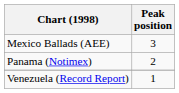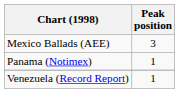(153, 61) 2 -> (153, 61) 1
